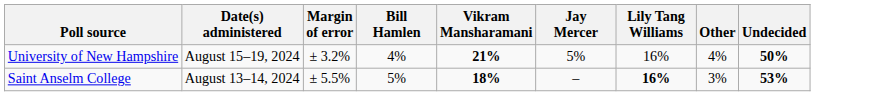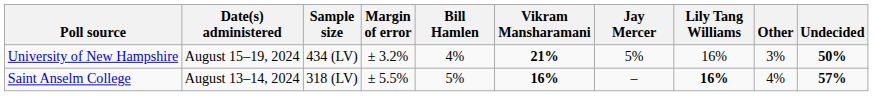+ column: (332, 24)
(717, 56) 4% -> (776, 56) 3%
(486, 79) 18% -> (544, 79) 16%
(717, 79) 3% -> (776, 79) 4%
(774, 79) 53% -> (832, 79) 57%
